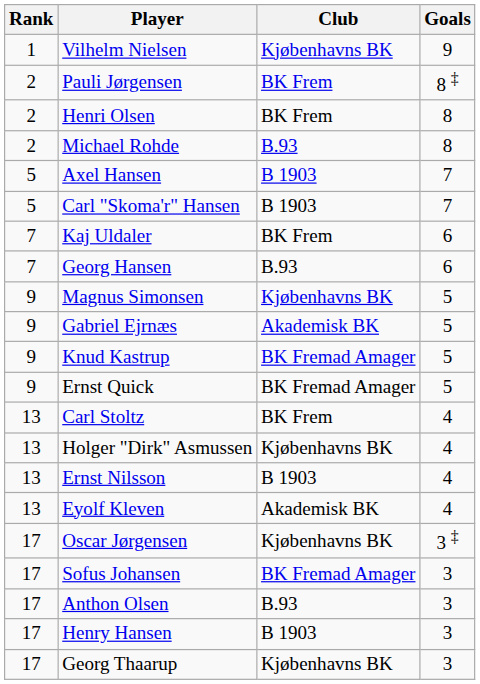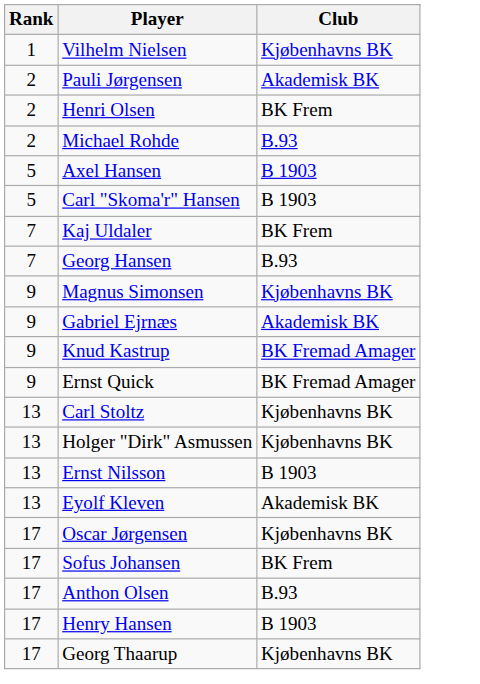- column: (448, 19)
(297, 82) BK Frem -> (320, 79) Akademisk BK
(297, 417) BK Frem -> (327, 412) Kjøbenhavns BK
(338, 573) BK Fremad Amager -> (297, 563) BK Frem
